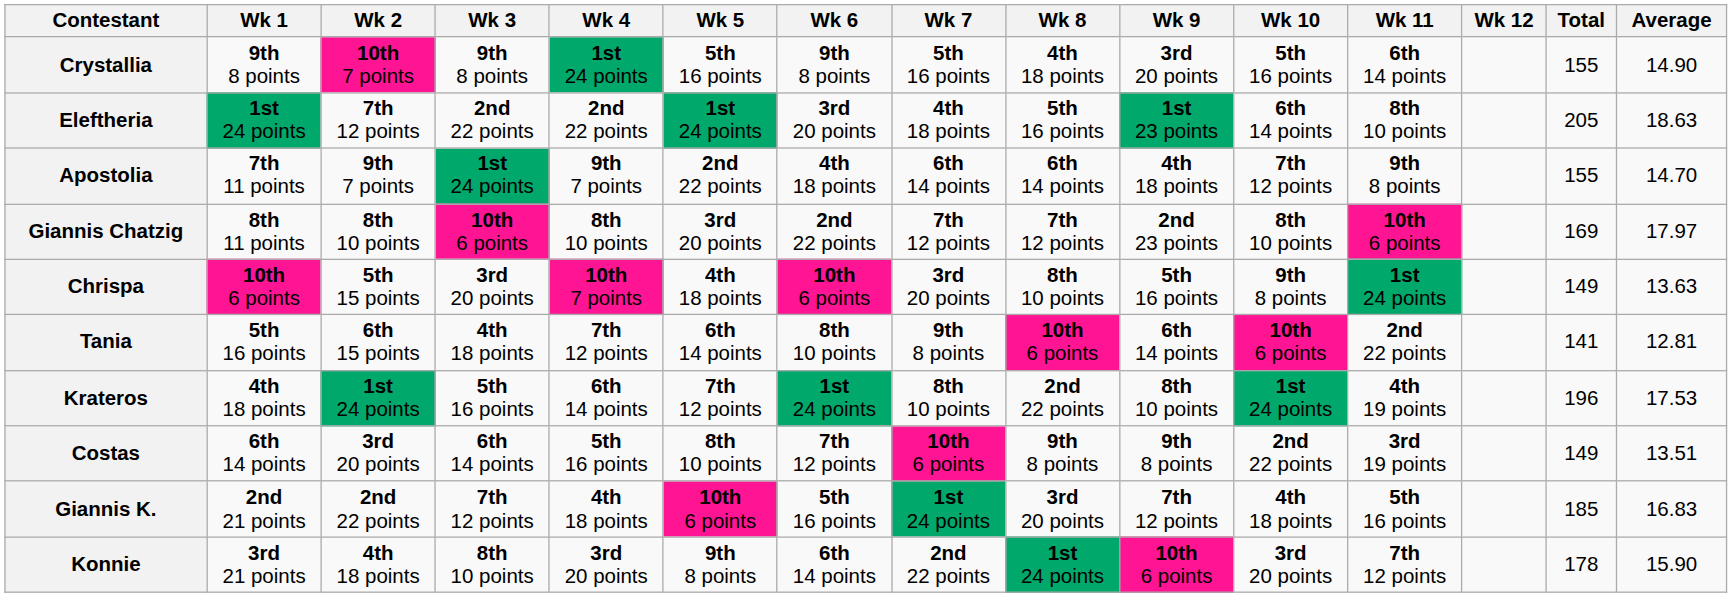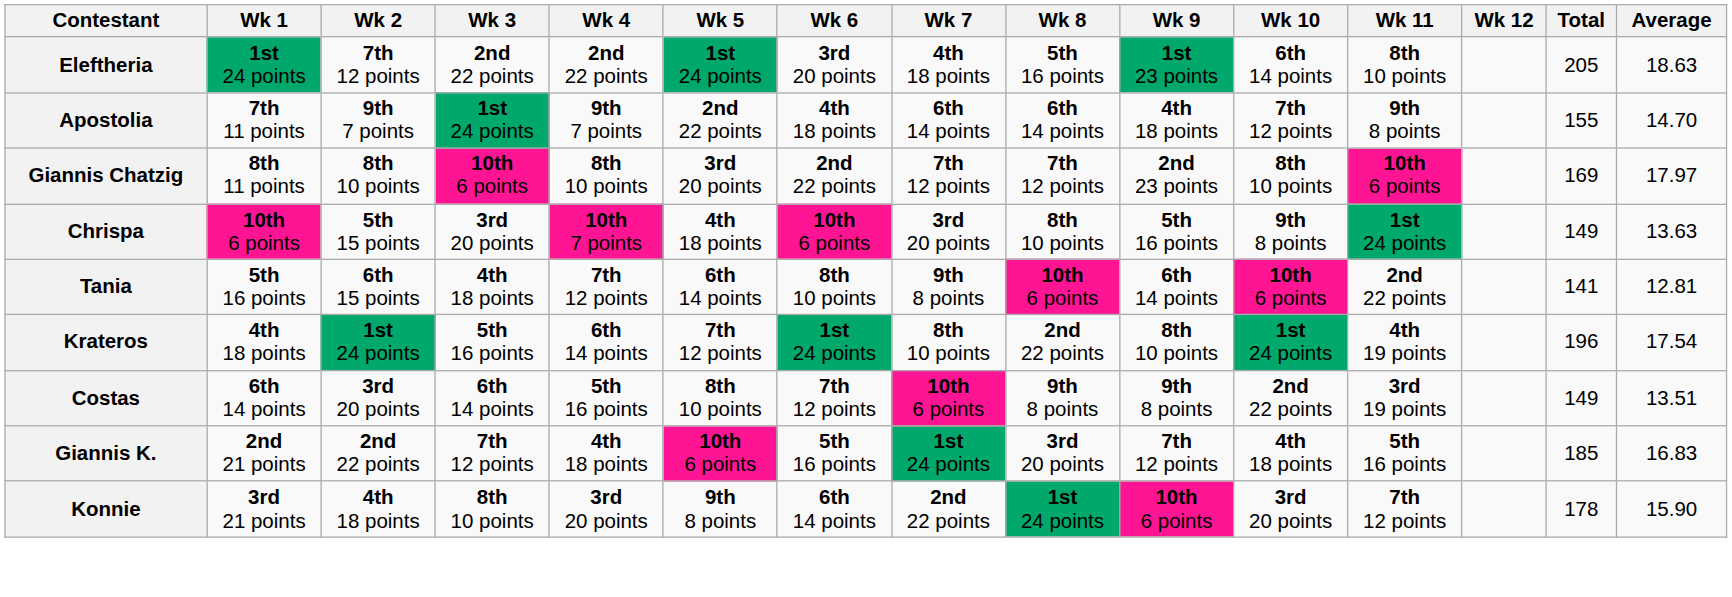- row: (106, 64)
(1672, 397) 17.53 -> (1672, 342) 17.54
